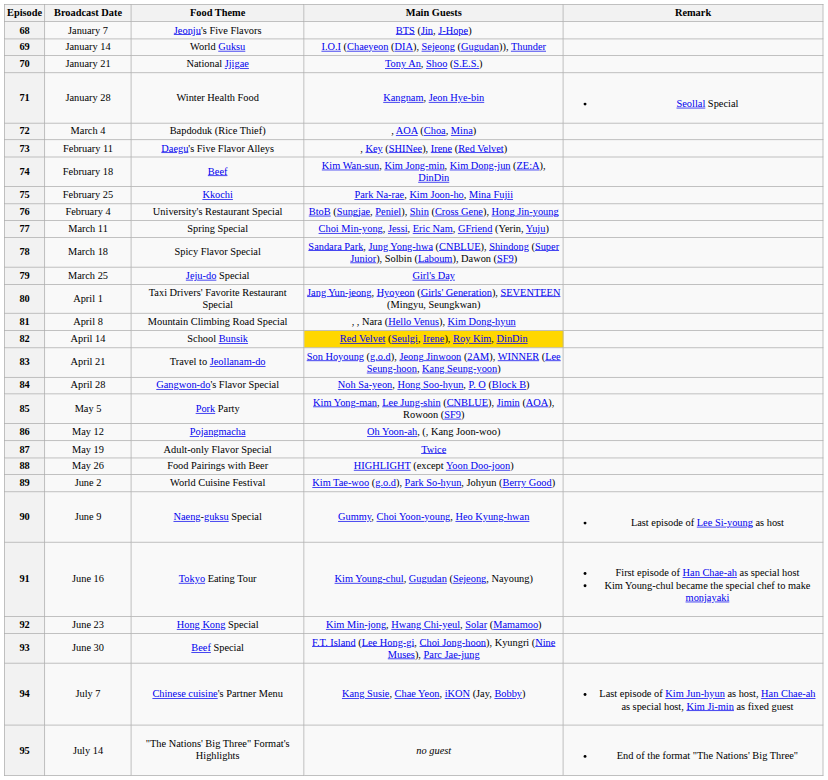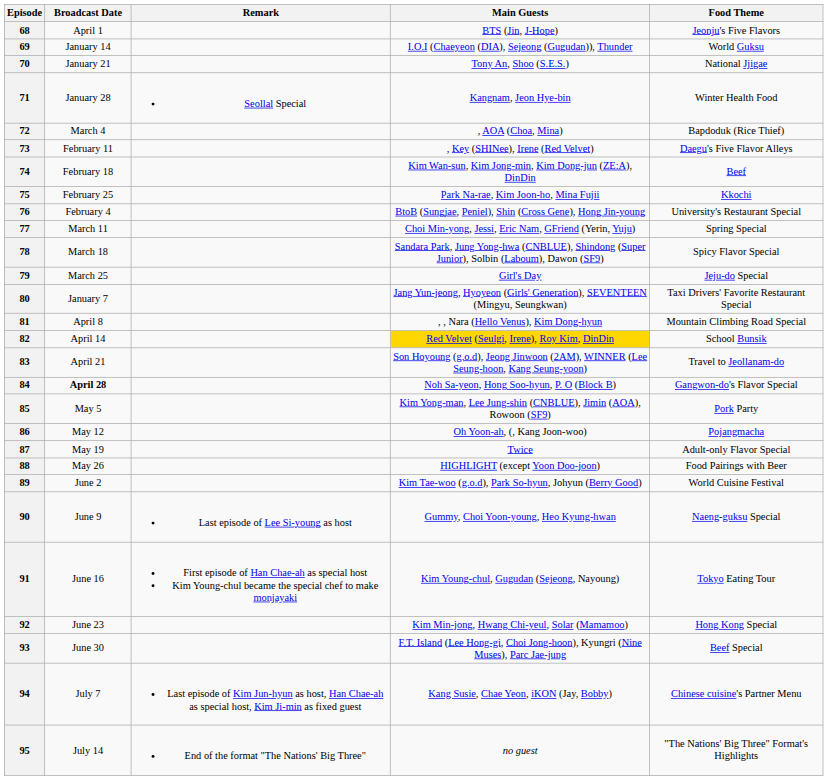columns swapped: (218, 13) <-> (693, 13)
(88, 30) January 7 -> (88, 30) April 1
(88, 299) April 1 -> (88, 299) January 7
(88, 386) normal -> (88, 386) bold
